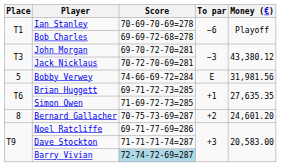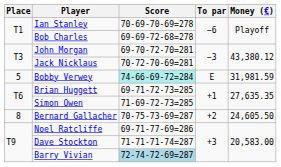(157, 77) no background -> (157, 77) paleturquoise background
(252, 77) 31,981.56 -> (252, 77) 31,981.59
(252, 116) 24,601.20 -> (252, 116) 24,605.50
